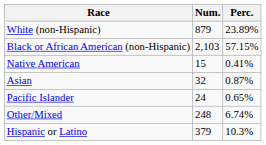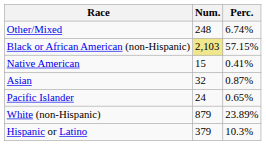rows swapped: (54, 30) <-> (34, 115)
(207, 47) no background -> (207, 47) khaki background
